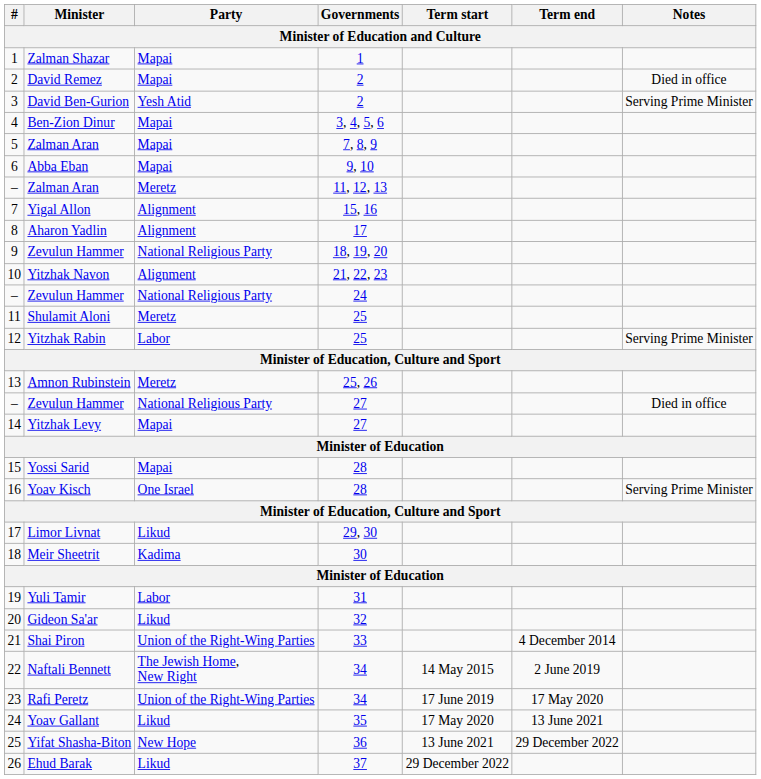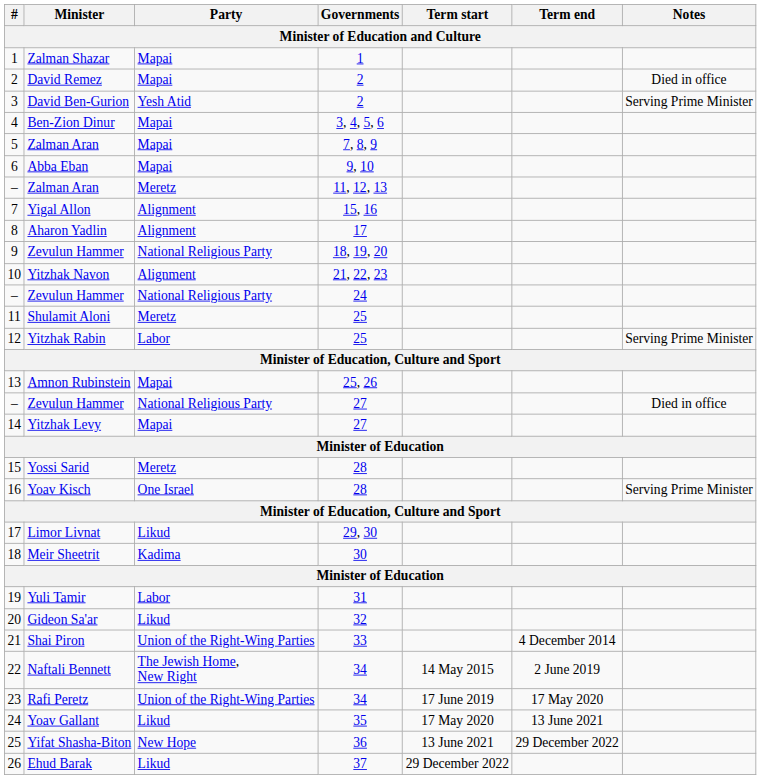(157, 381) Meretz -> (155, 381) Mapai
(155, 468) Mapai -> (157, 468) Meretz
